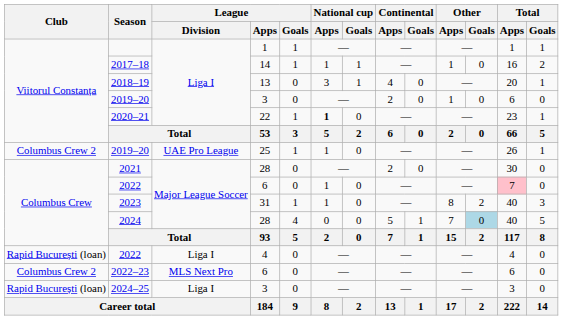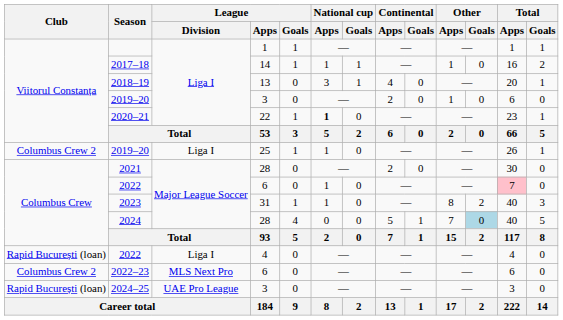(201, 151) UAE Pro League -> (201, 151) Liga I
(201, 289) Liga I -> (201, 289) UAE Pro League
